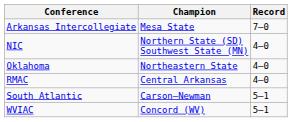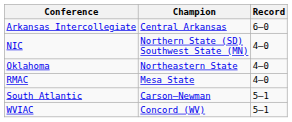(167, 26) Mesa State -> (184, 26) Central Arkansas
(261, 26) 7–0 -> (261, 26) 6—0
(184, 80) Central Arkansas -> (167, 80) Mesa State
